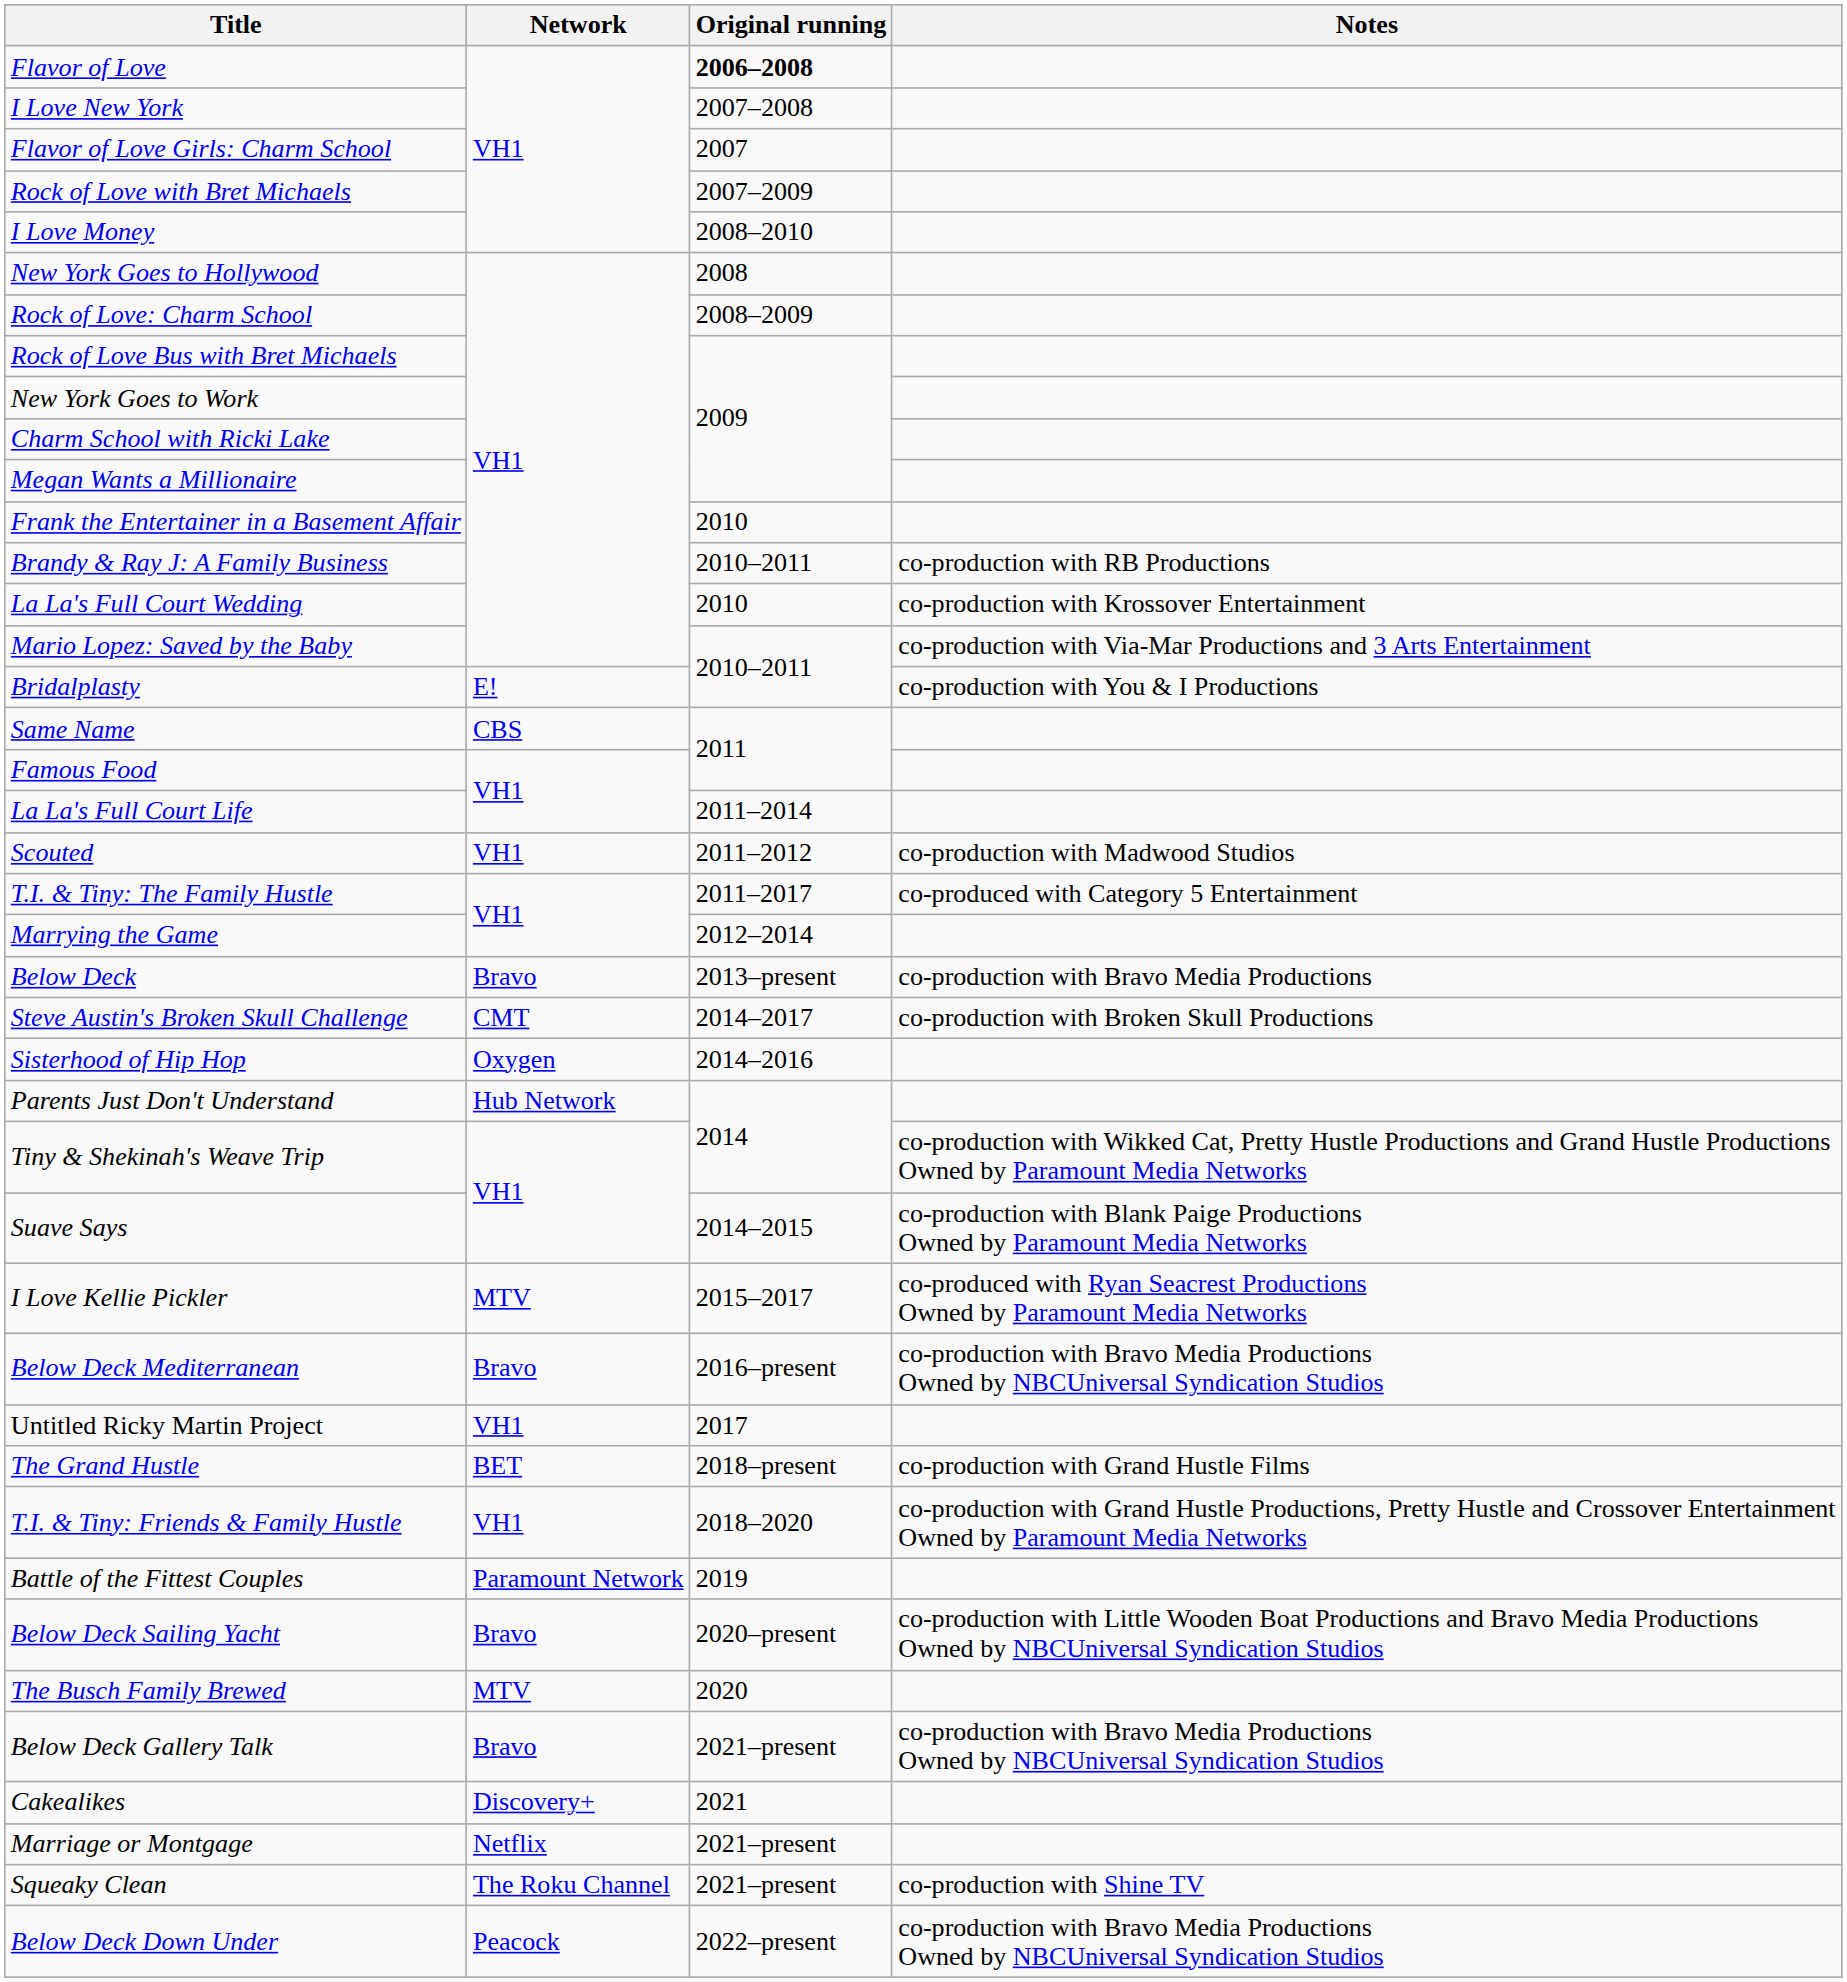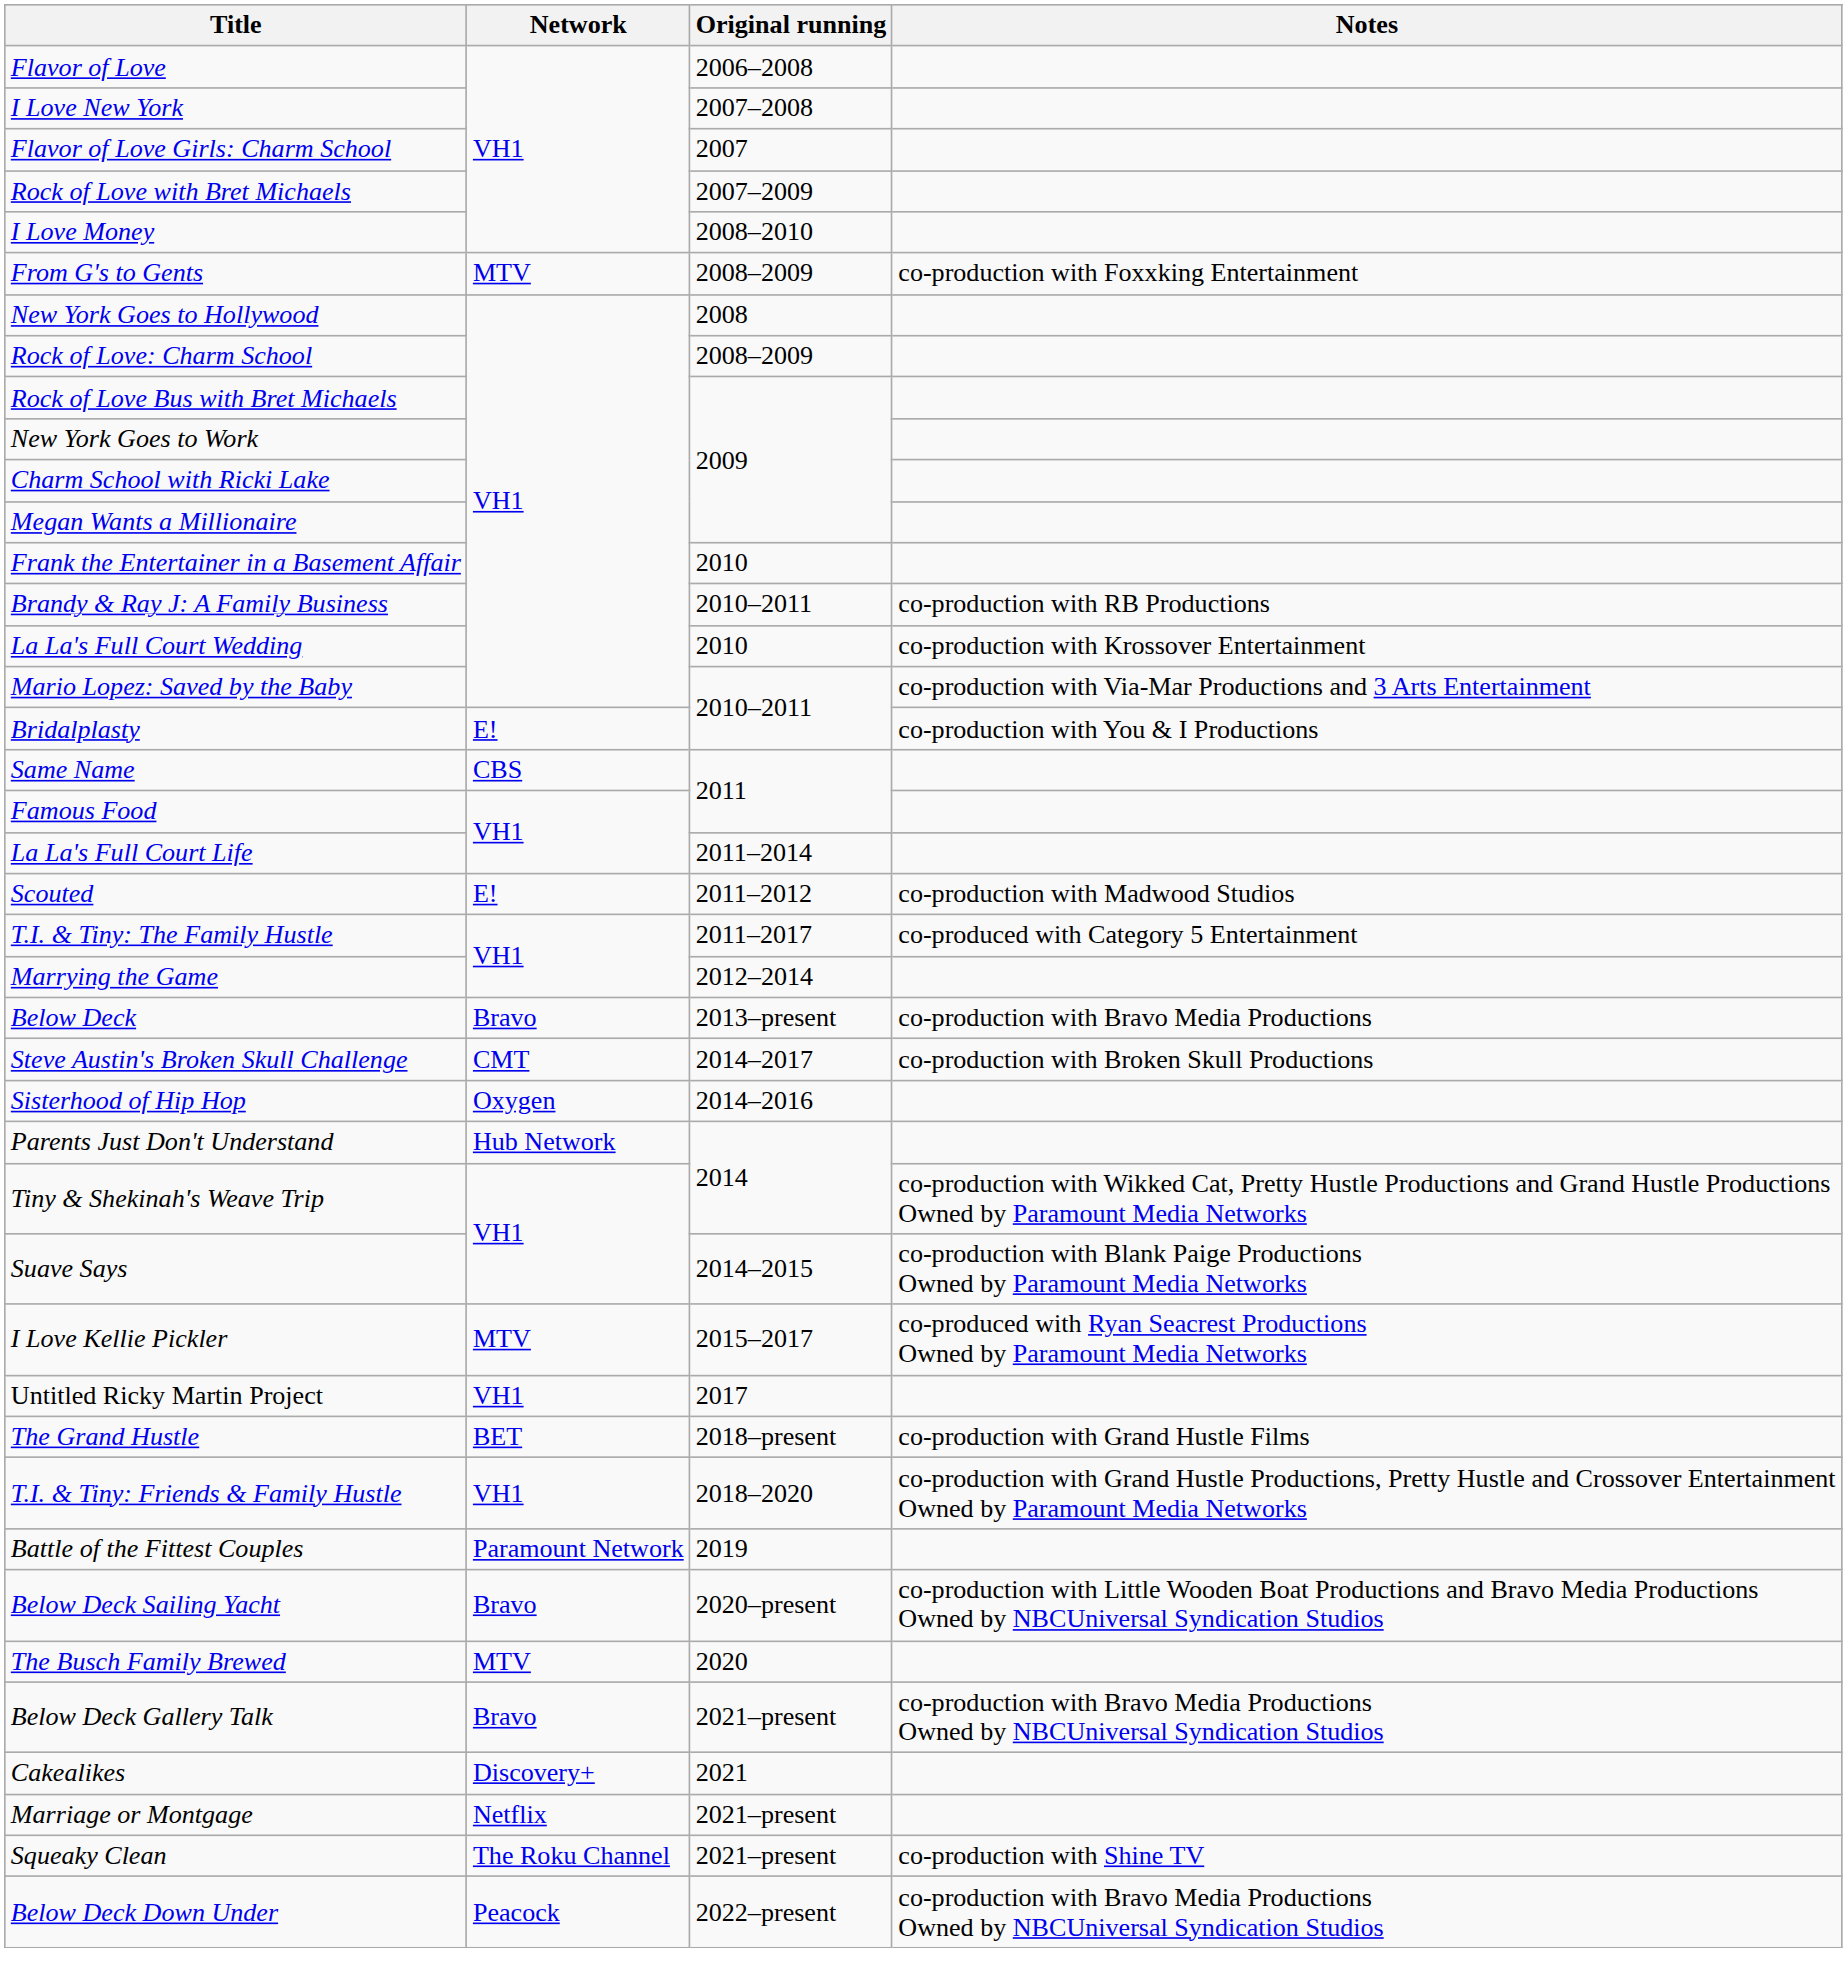(754, 66) bold -> (754, 66) normal
+ row: (107, 273)
(498, 852) VH1 -> (485, 893) E!
- row: (155, 1368)
